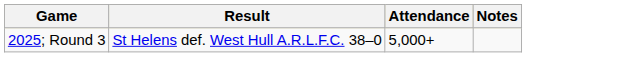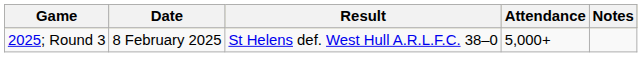+ column: (167, 16)
